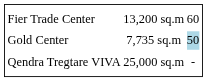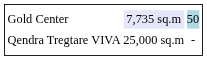- row: (51, 19)
(154, 40) no background -> (154, 19) lavender background
